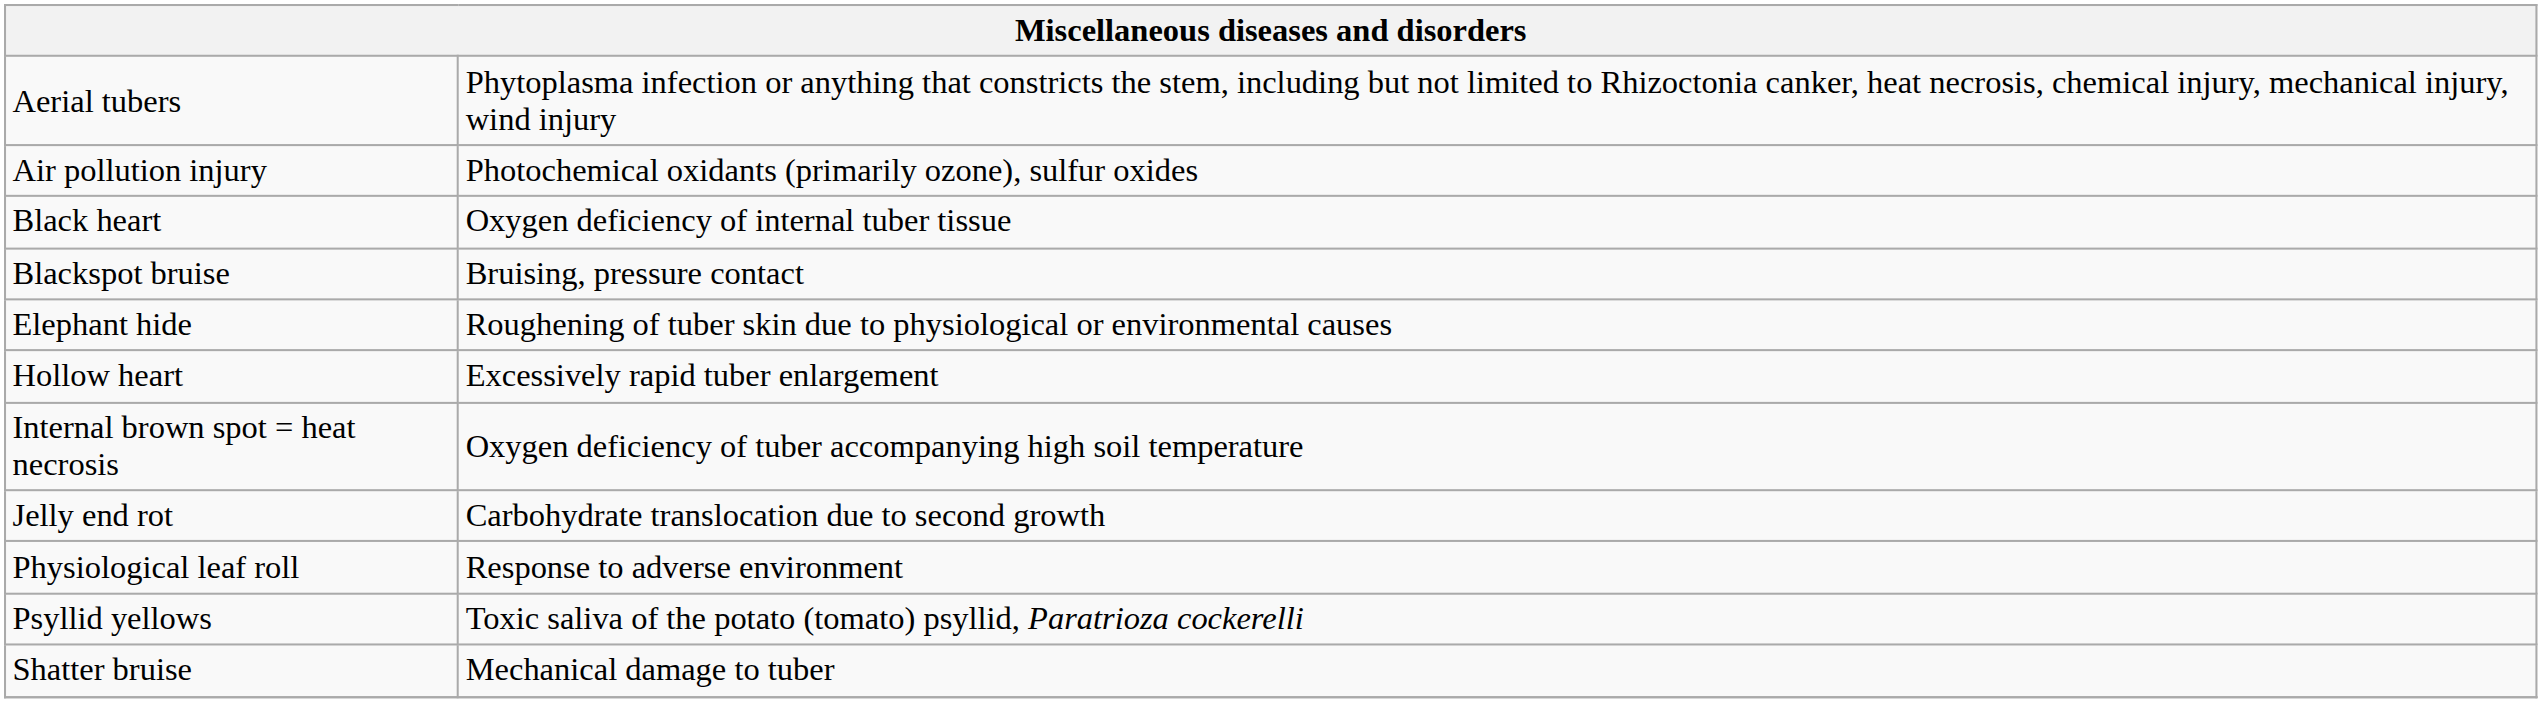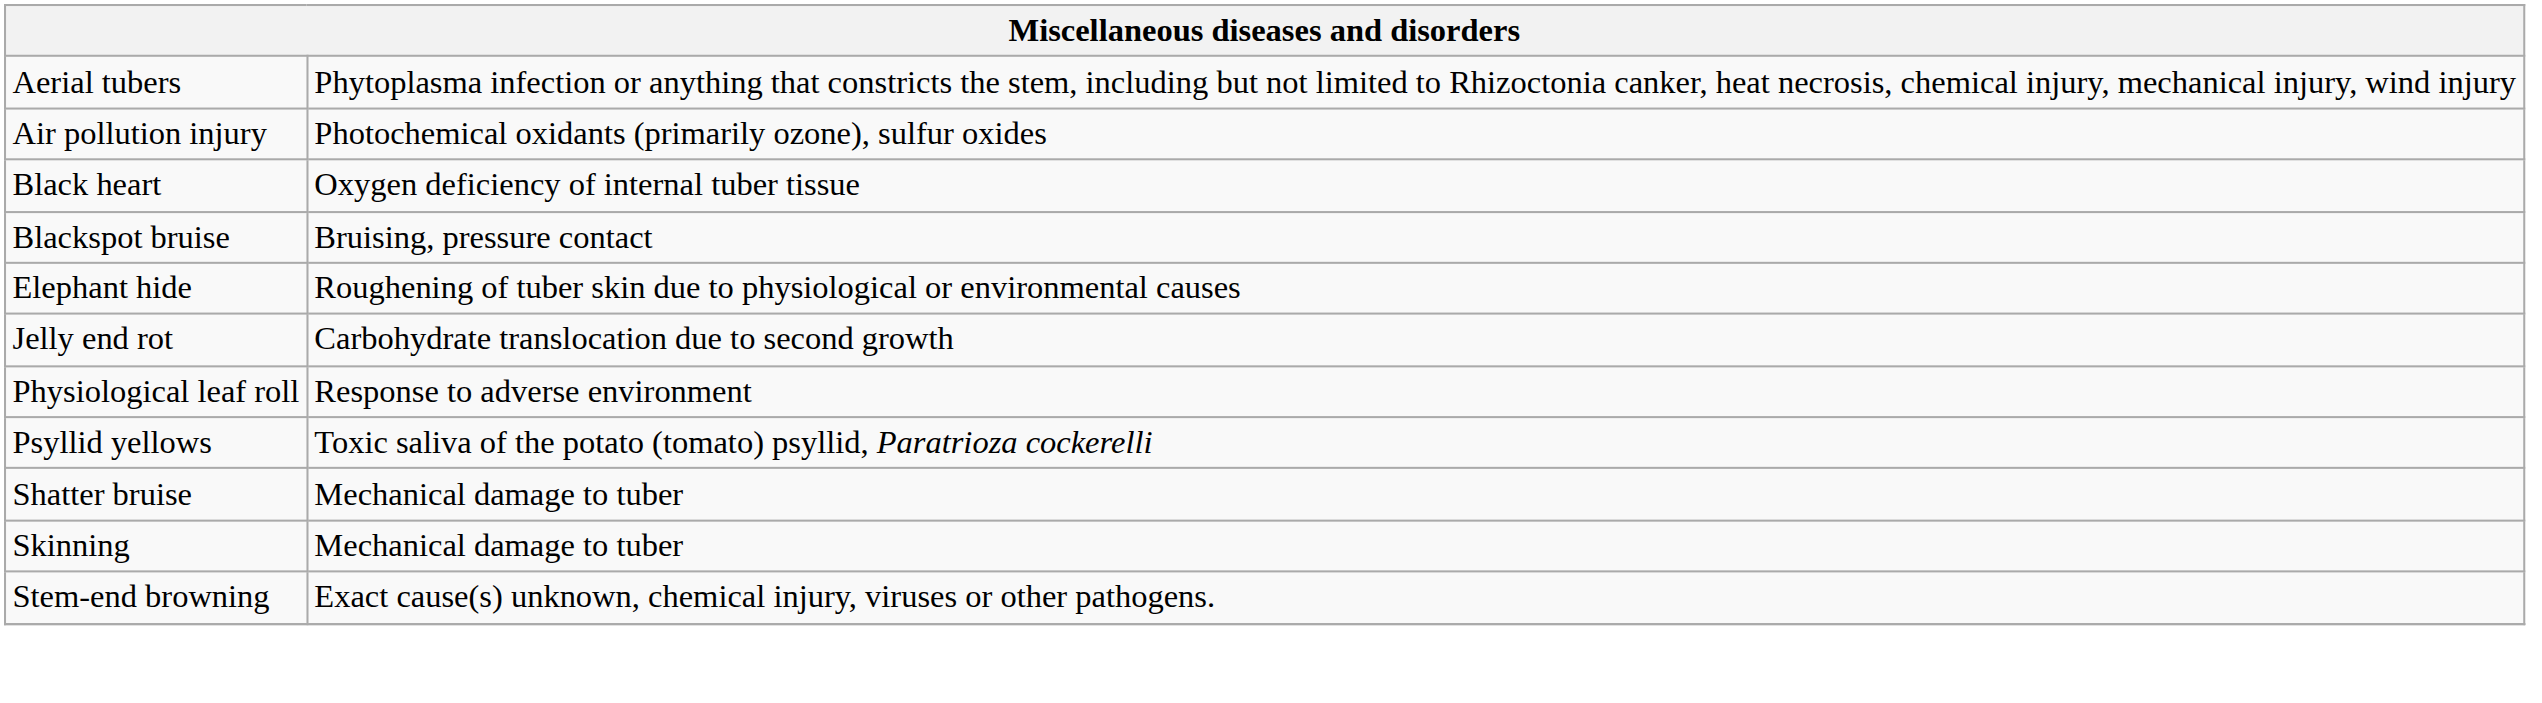- row: (98, 375)
- row: (184, 445)
+ row: (71, 545)
+ row: (141, 596)
